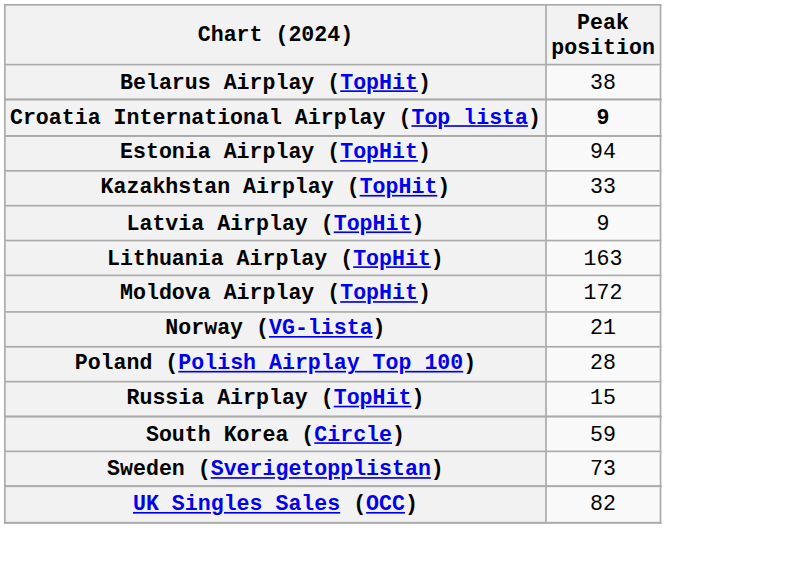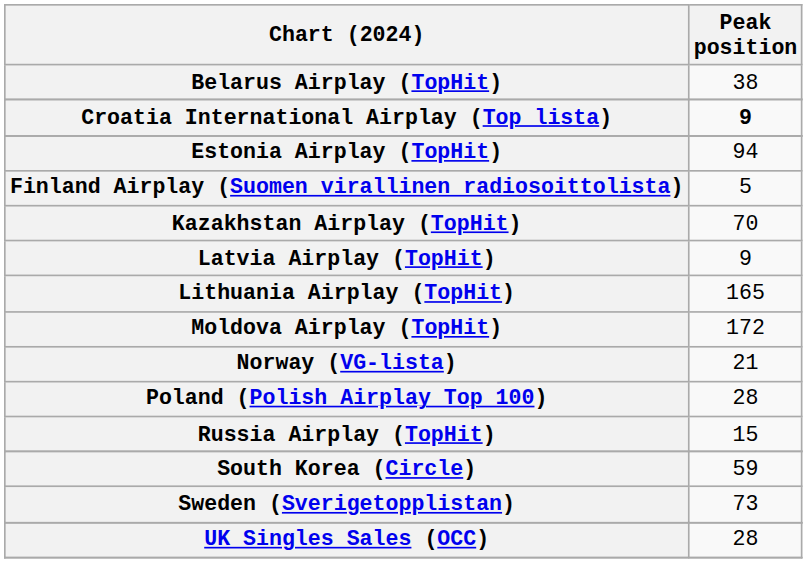+ row: (347, 188)
(603, 188) 33 -> (745, 223) 70
(603, 258) 163 -> (745, 294) 165
(603, 505) 82 -> (745, 540) 28
